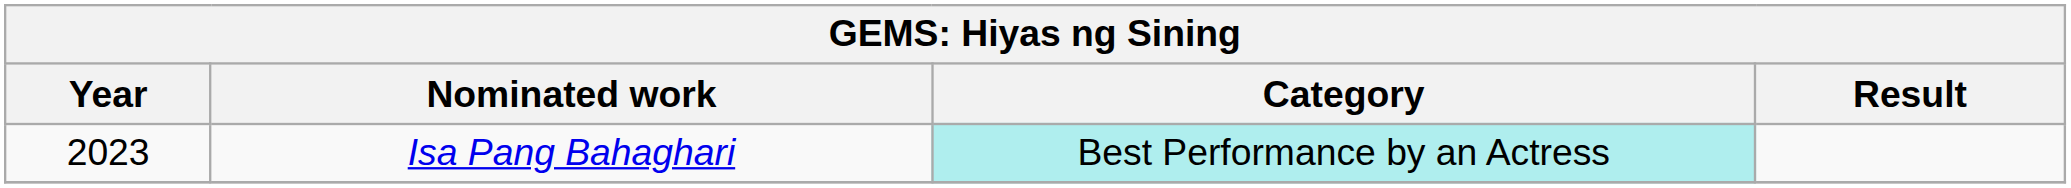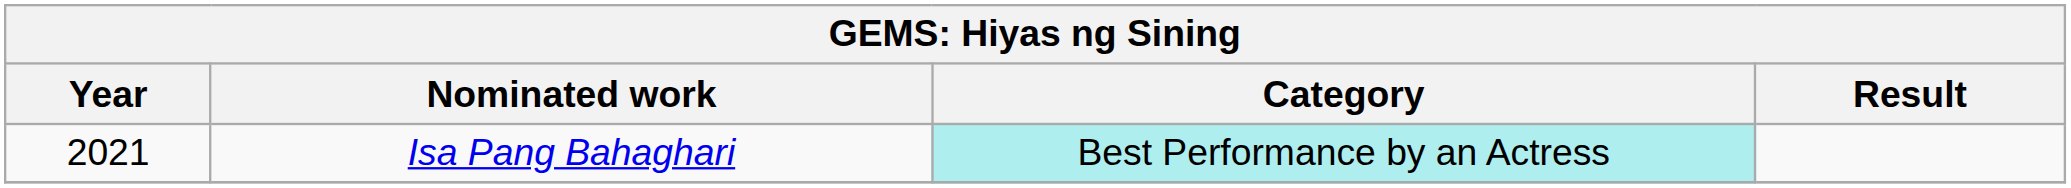(108, 152) 2023 -> (108, 152) 2021
